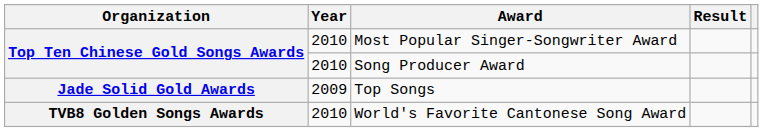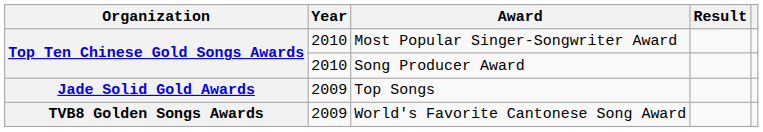(329, 114) 2010 -> (329, 114) 2009
